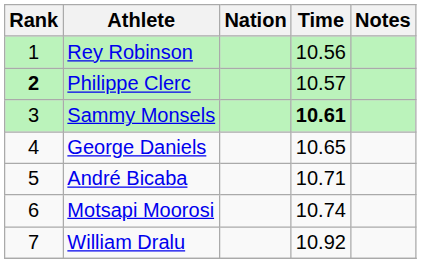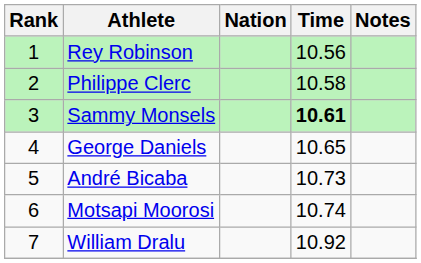(34, 83) bold -> (34, 83) normal
(321, 83) 10.57 -> (321, 83) 10.58
(321, 178) 10.71 -> (321, 178) 10.73
